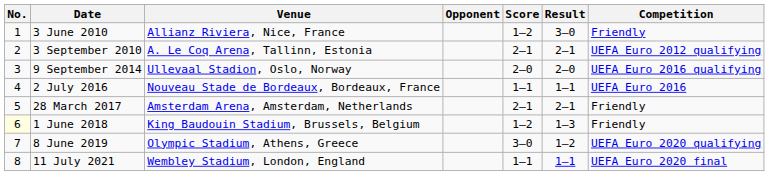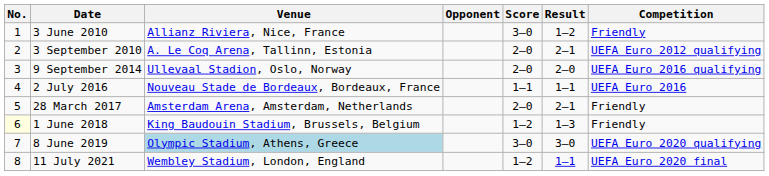(522, 32) 1–2 -> (522, 32) 3–0
(565, 32) 3–0 -> (565, 32) 1–2
(522, 51) 2–1 -> (522, 51) 2–0
(522, 106) 2–1 -> (522, 106) 2–0
(253, 143) no background -> (253, 143) lightblue background
(565, 143) 1–2 -> (565, 143) 3–0
(522, 161) 1–1 -> (522, 161) 1–2
